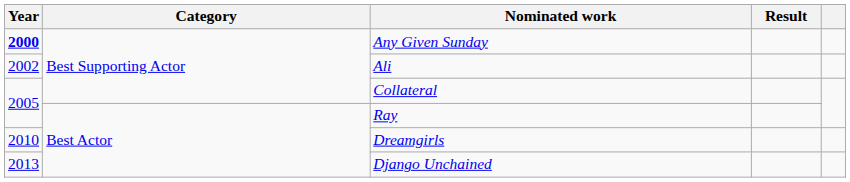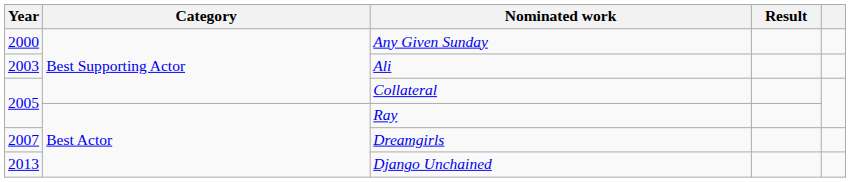(24, 41) bold -> (24, 41) normal
(24, 66) 2002 -> (24, 66) 2003
(24, 139) 2010 -> (24, 139) 2007
